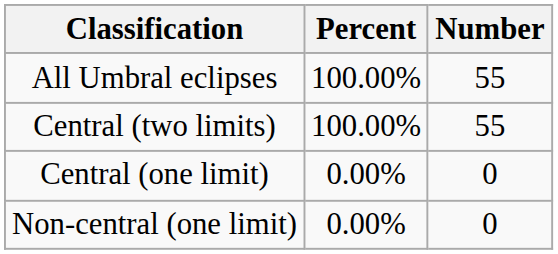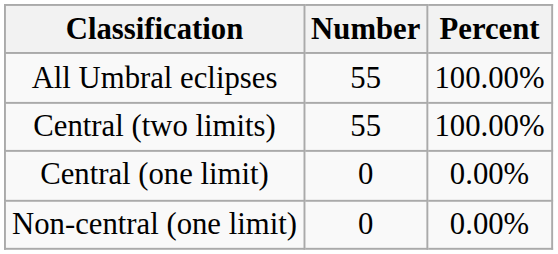columns swapped: (490, 28) <-> (366, 28)
